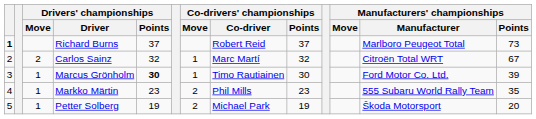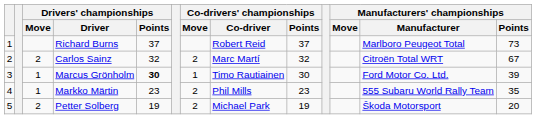(9, 43) bold -> (9, 43) normal
(195, 59) 1 -> (195, 59) 2
(38, 106) 1 -> (38, 106) 2
